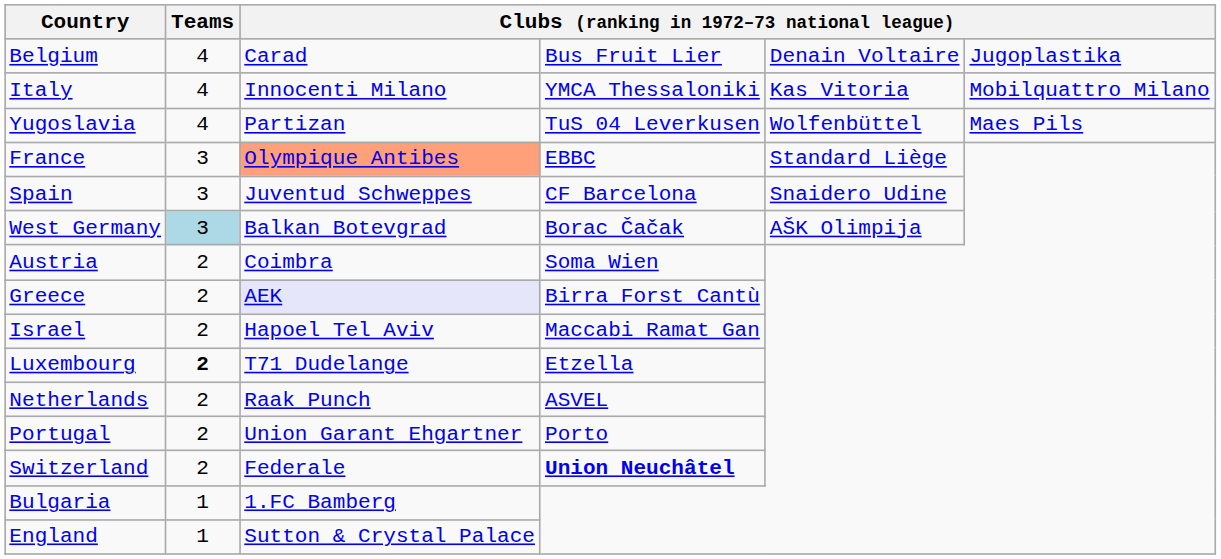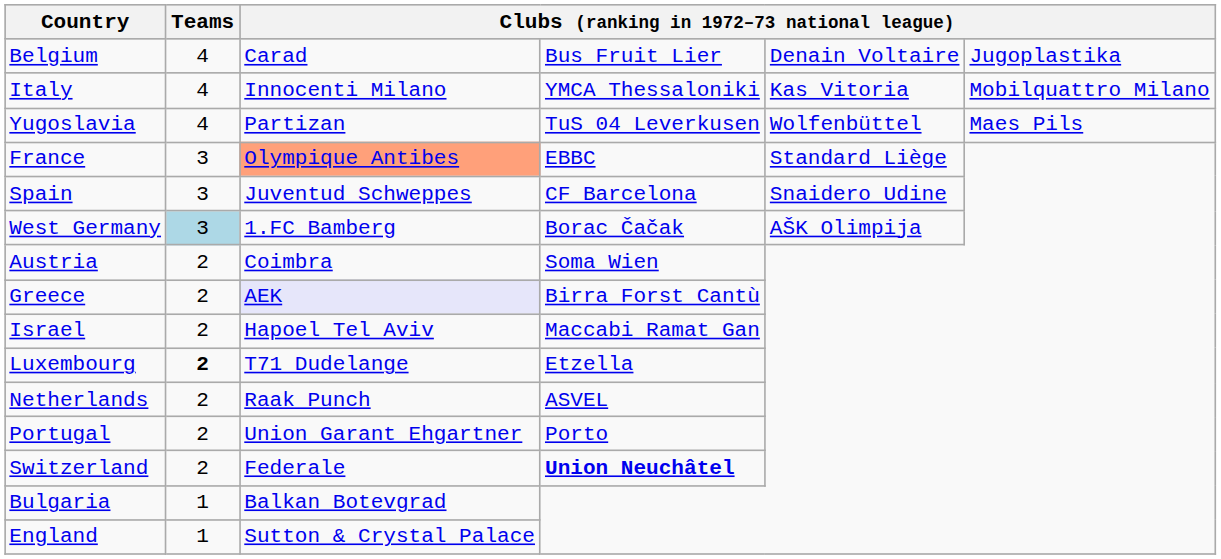(345, 228) Balkan Botevgrad -> (320, 228) 1.FC Bamberg
(320, 503) 1.FC Bamberg -> (345, 503) Balkan Botevgrad
